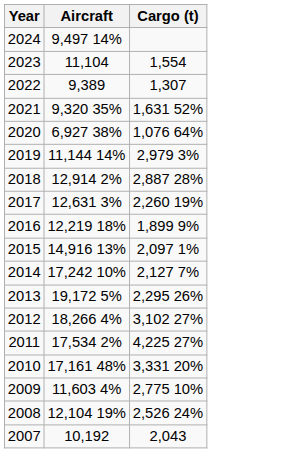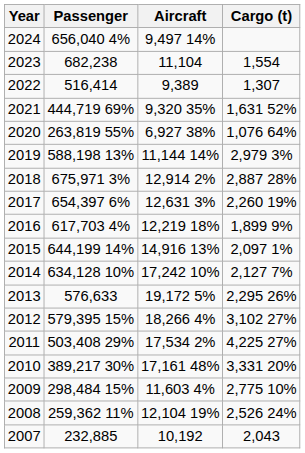+ column: (91, 16)
